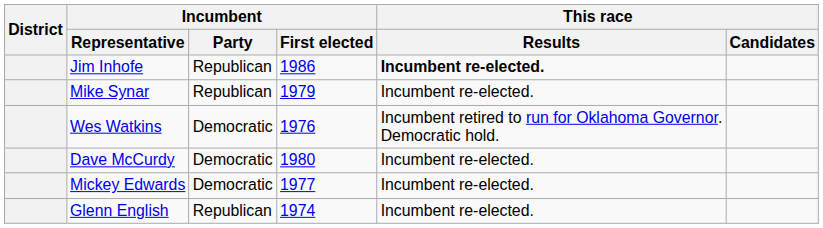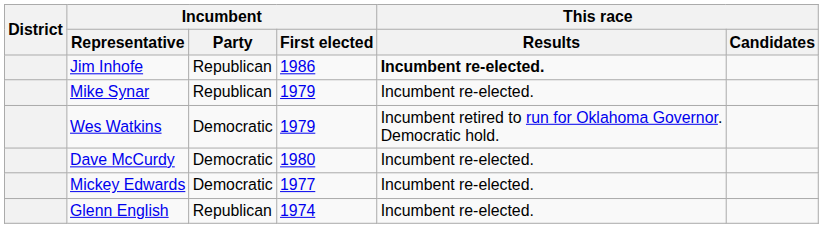(298, 126) 1976 -> (298, 126) 1979
